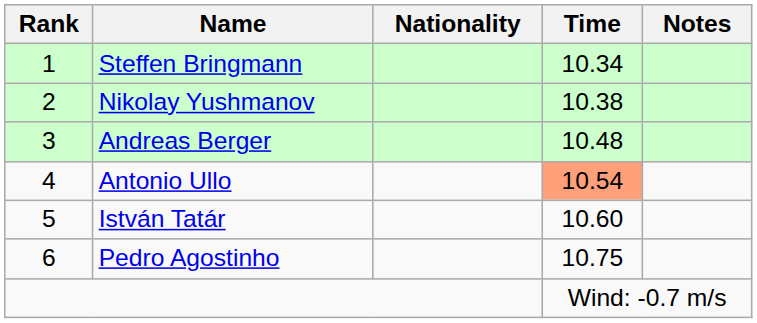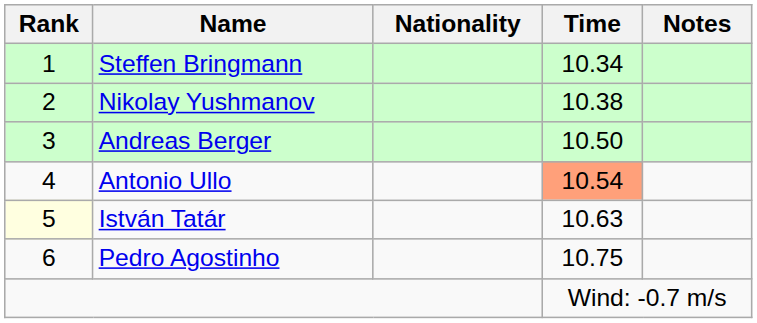(592, 141) 10.48 -> (592, 141) 10.50
(49, 219) no background -> (49, 219) lightyellow background
(592, 219) 10.60 -> (592, 219) 10.63
